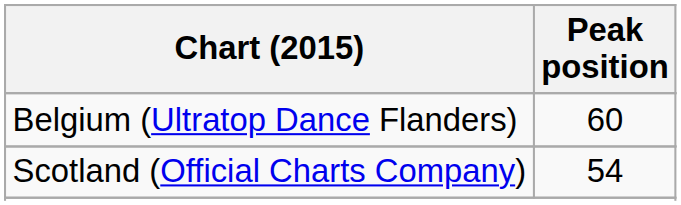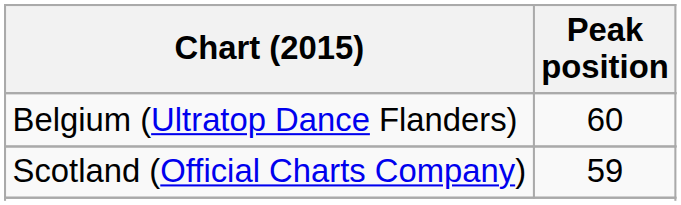(605, 171) 54 -> (605, 171) 59
